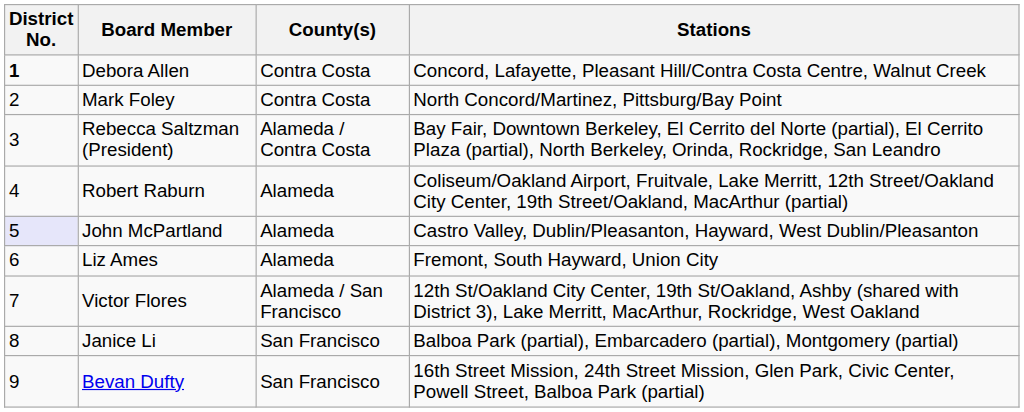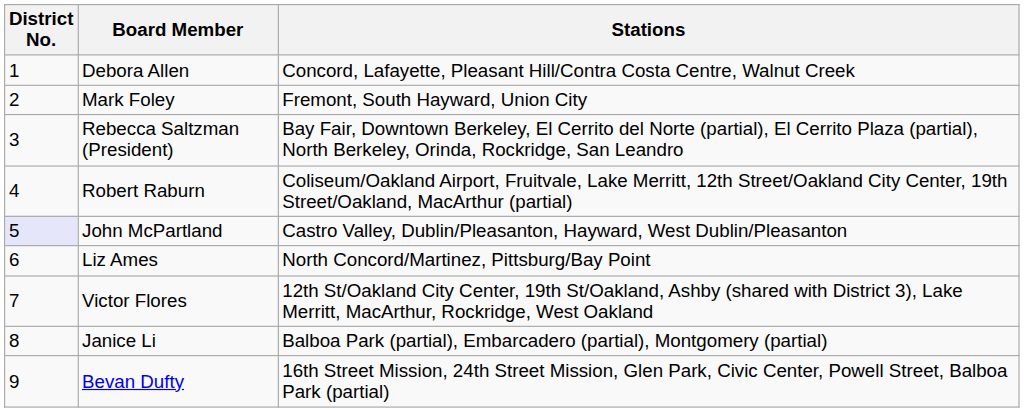- column: (332, 29)
(14, 70) bold -> (14, 70) normal
(598, 99) North Concord/Martinez, Pittsburg/Bay Point -> (435, 99) Fremont, South Hayward, Union City
(566, 260) Fremont, South Hayward, Union City -> (466, 260) North Concord/Martinez, Pittsburg/Bay Point
